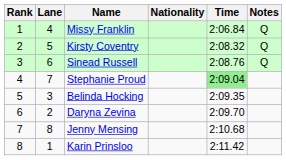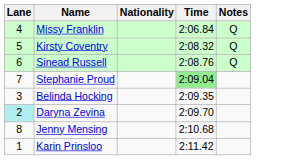- column: (20, 12)
(50, 113) no background -> (19, 113) paleturquoise background
